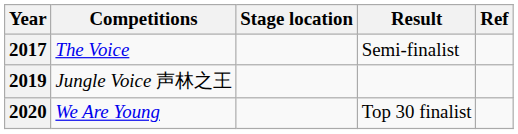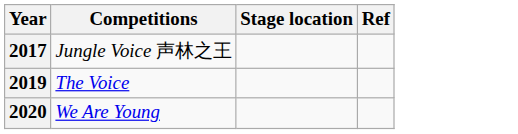- column: (417, 19)
(92, 49) The Voice -> (143, 50) Jungle Voice 声林之王
(143, 80) Jungle Voice 声林之王 -> (92, 82) The Voice
